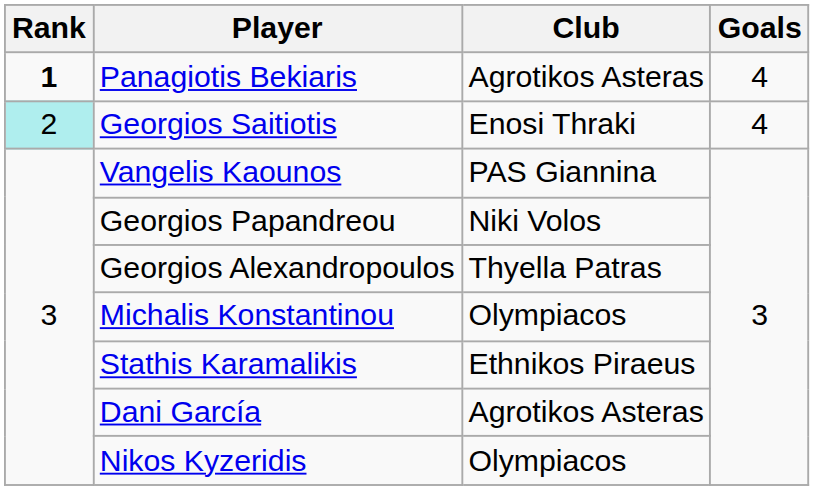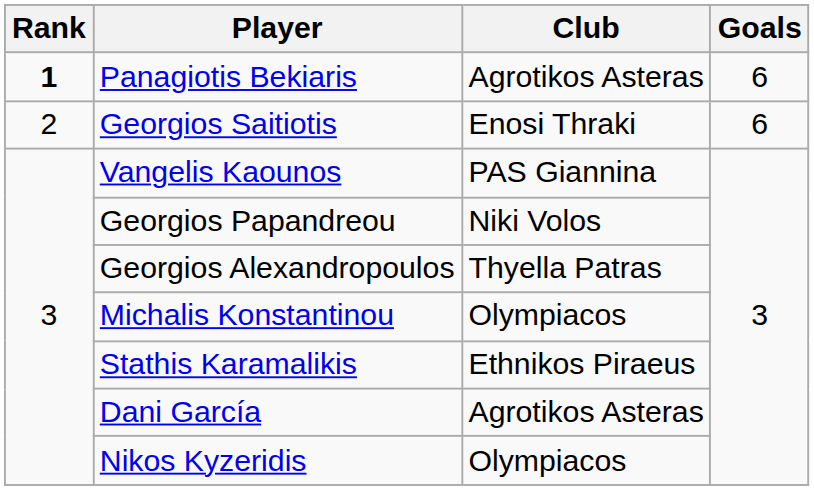(760, 76) 4 -> (760, 76) 6
(49, 124) paleturquoise background -> (49, 124) no background
(760, 124) 4 -> (760, 124) 6
